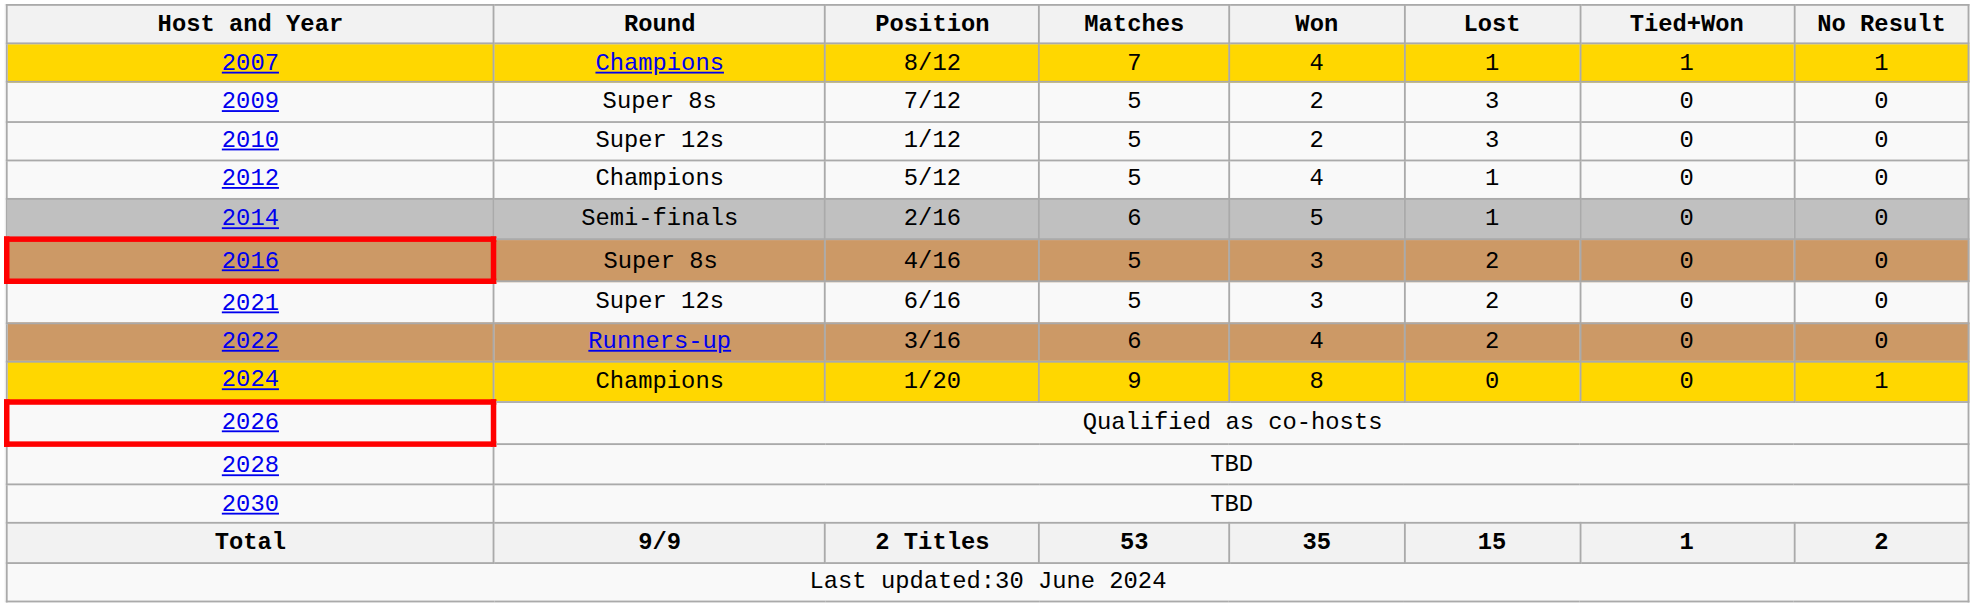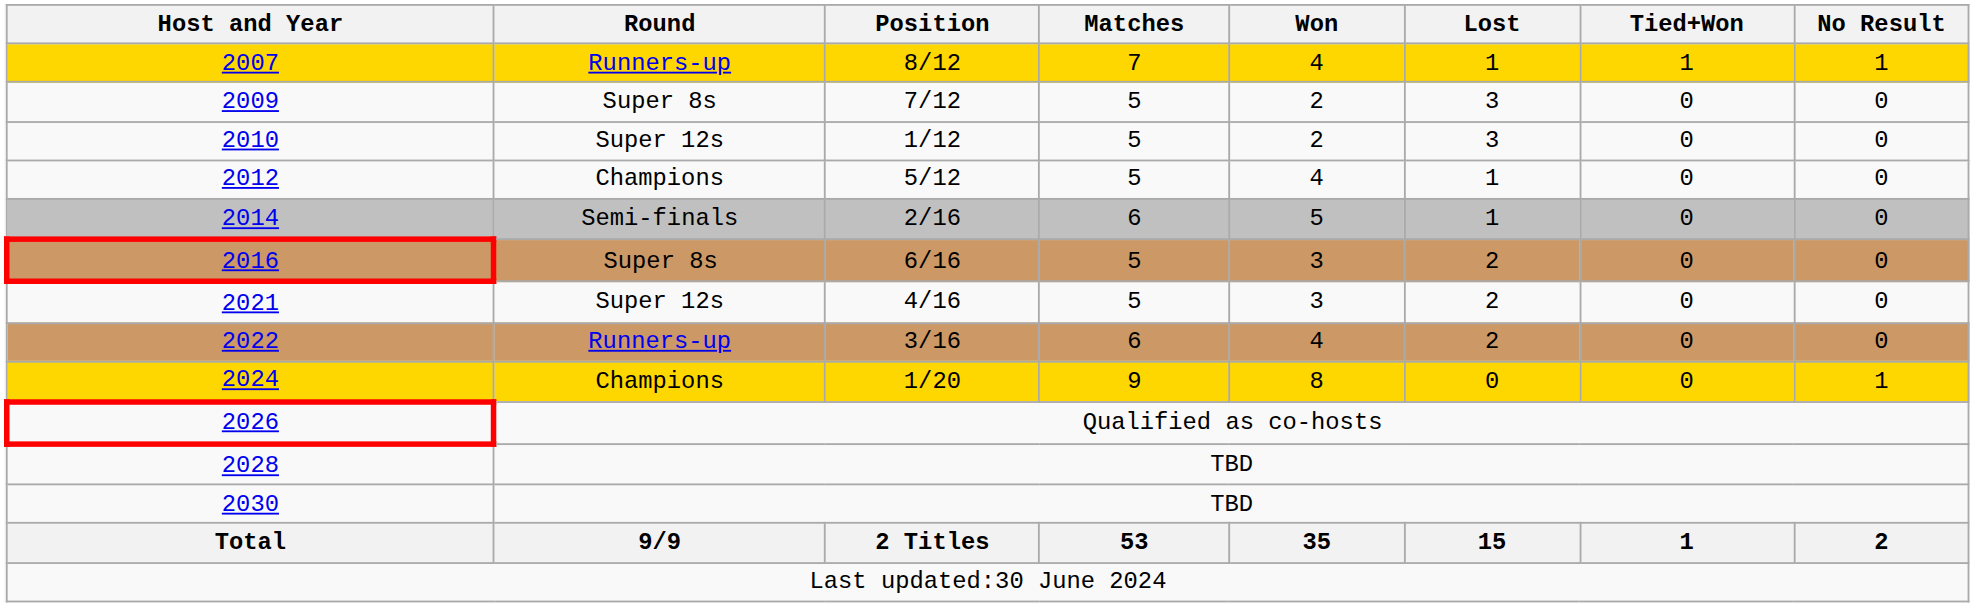(660, 63) Champions -> (660, 63) Runners-up
(932, 261) 4/16 -> (932, 261) 6/16
(932, 302) 6/16 -> (932, 302) 4/16
